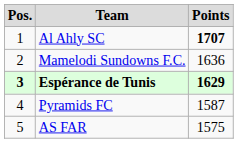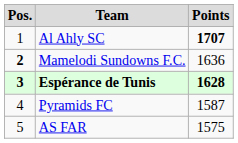(20, 60) normal -> (20, 60) bold
(211, 82) 1629 -> (211, 82) 1628
